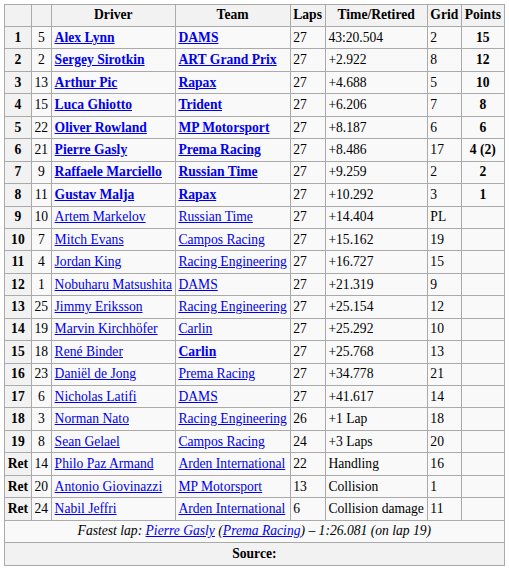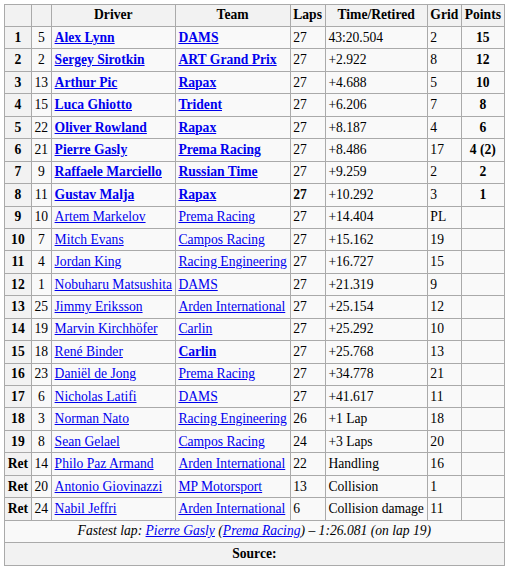(224, 127) MP Motorsport -> (197, 127) Rapax
(434, 127) 6 -> (434, 127) 4
(300, 194) normal -> (300, 194) bold
(216, 217) Russian Time -> (217, 217) Prema Racing
(233, 306) Racing Engineering -> (232, 306) Arden International
(437, 396) 14 -> (437, 396) 11
